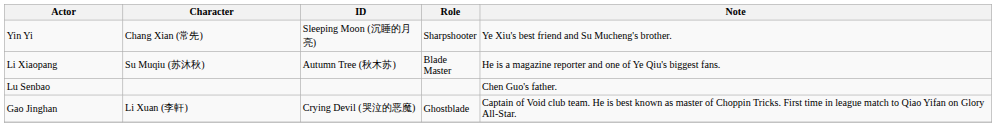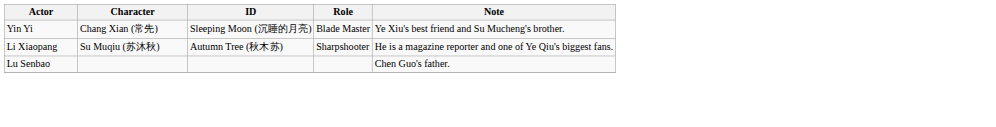(450, 36) Sharpshooter -> (343, 29) Blade Master
(437, 65) Blade Master -> (343, 47) Sharpshooter
- row: (32, 108)
